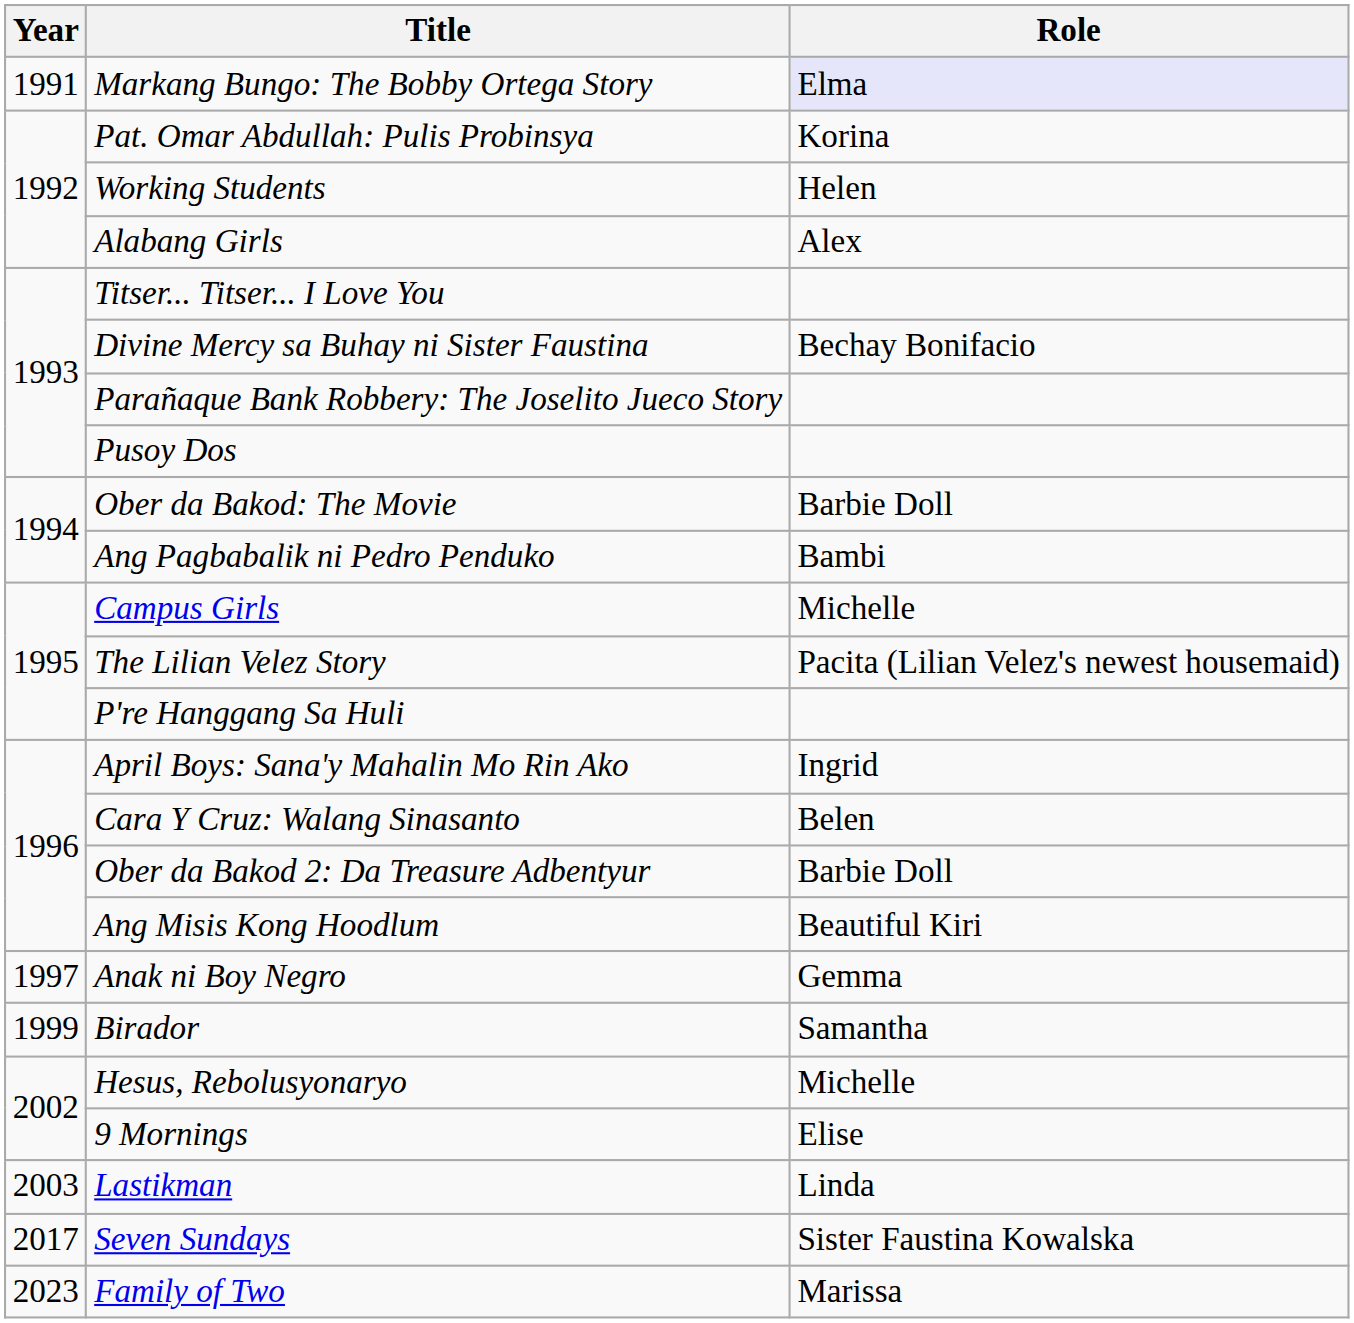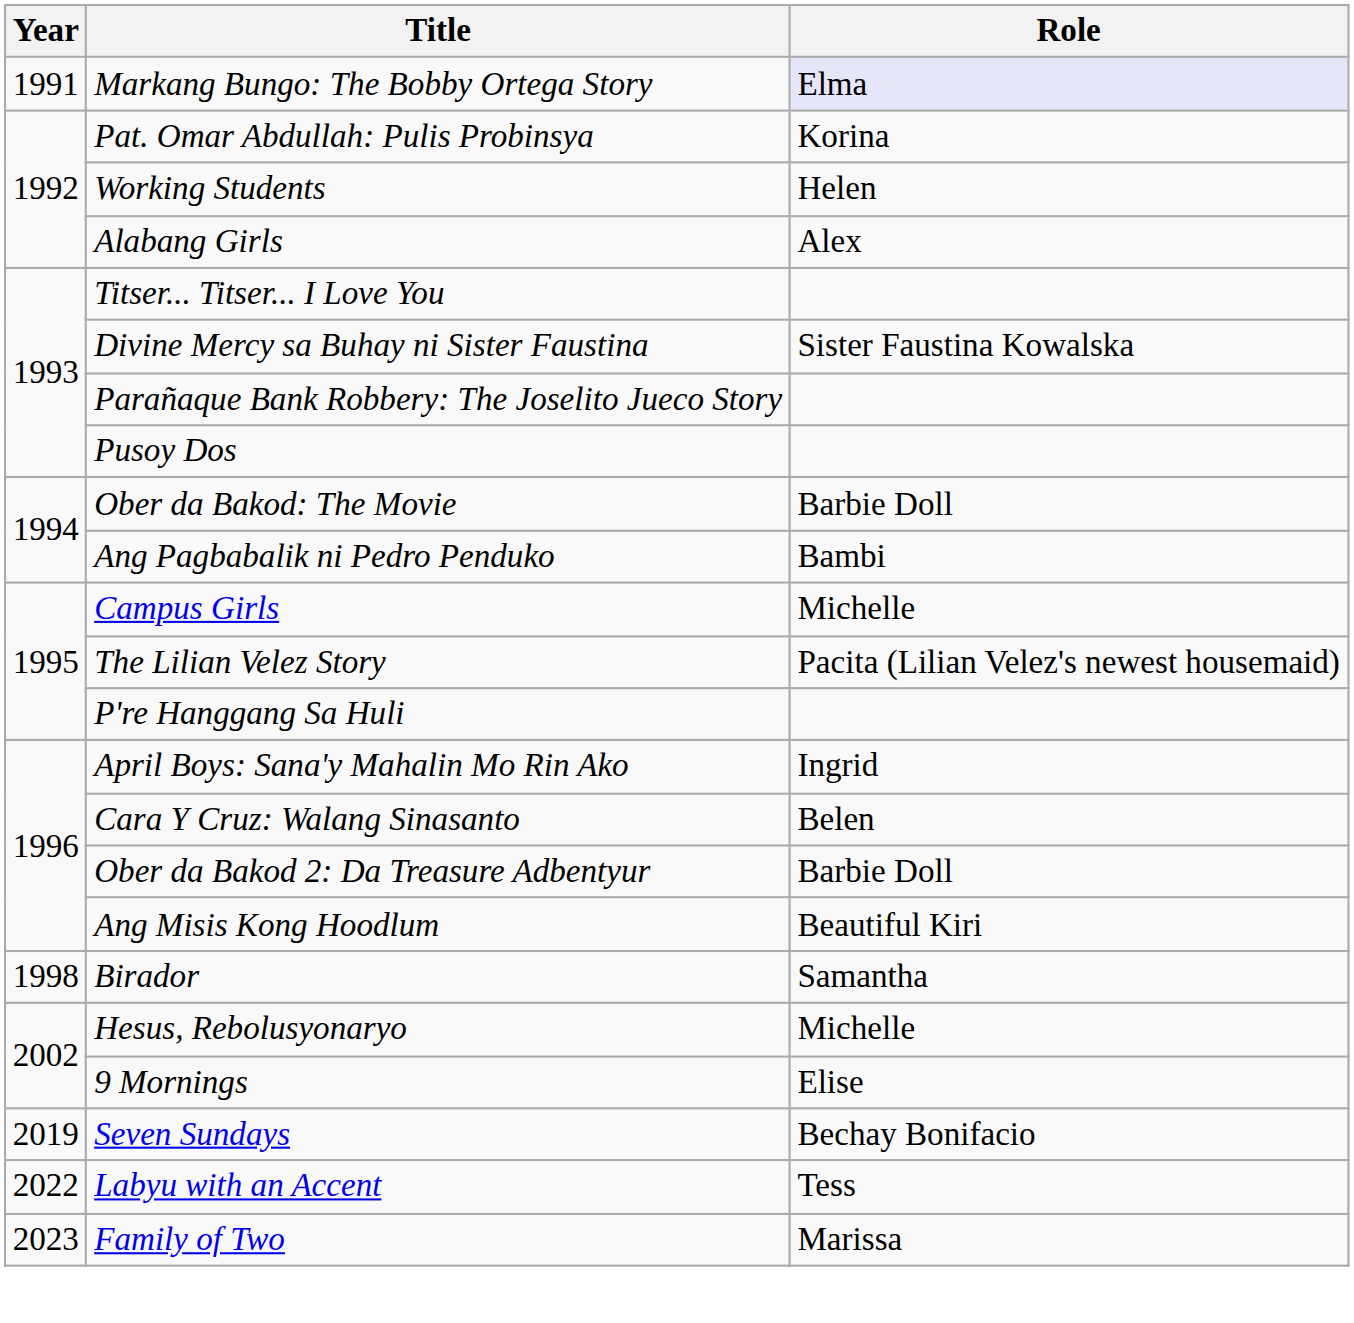(917, 345) Bechay Bonifacio -> (966, 345) Sister Faustina Kowalska
- row: (220, 976)
(46, 1028) 1999 -> (46, 976) 1998
- row: (163, 1186)
(46, 1238) 2017 -> (46, 1133) 2019
(966, 1238) Sister Faustina Kowalska -> (917, 1133) Bechay Bonifacio
+ row: (238, 1186)
